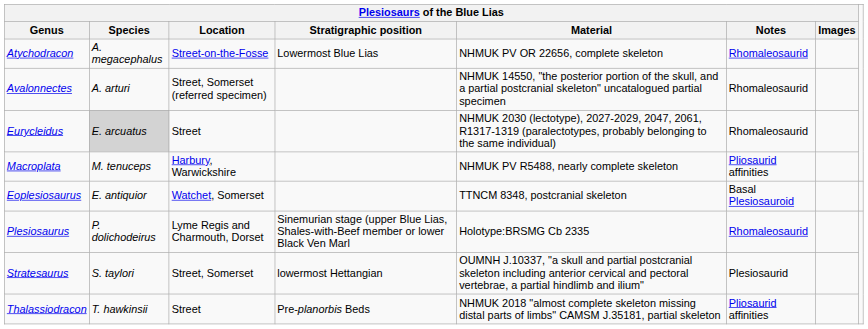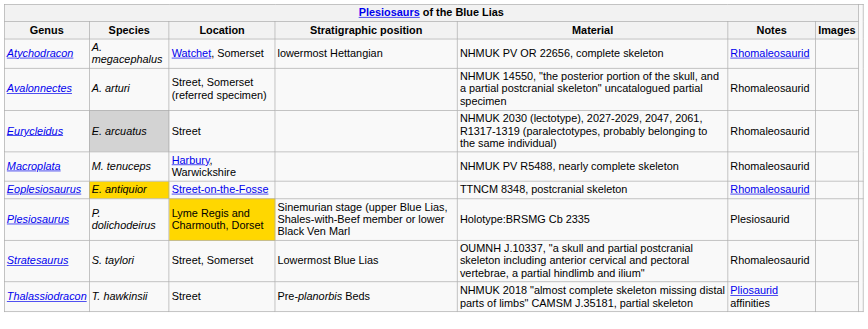(220, 53) Street-on-the-Fosse -> (218, 53) Watchet, Somerset
(328, 53) Lowermost Blue Lias -> (330, 53) lowermost Hettangian
(753, 166) Pliosaurid affinities -> (770, 166) Rhomaleosaurid
(119, 196) no background -> (119, 190) gold background
(218, 196) Watchet, Somerset -> (220, 190) Street-on-the-Fosse
(761, 196) Basal Plesiosauroid -> (770, 190) Rhomaleosaurid
(218, 231) no background -> (218, 219) gold background
(768, 231) Rhomaleosaurid -> (760, 219) Plesiosaurid
(330, 273) lowermost Hettangian -> (328, 261) Lowermost Blue Lias
(758, 273) Plesiosaurid -> (770, 261) Rhomaleosaurid
